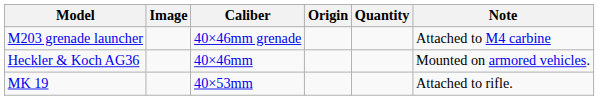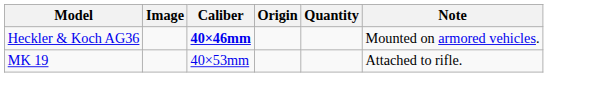- row: (75, 38)
(223, 60) normal -> (221, 38) bold
